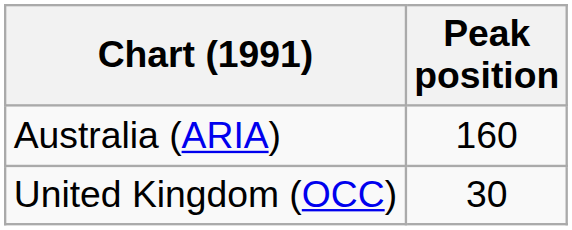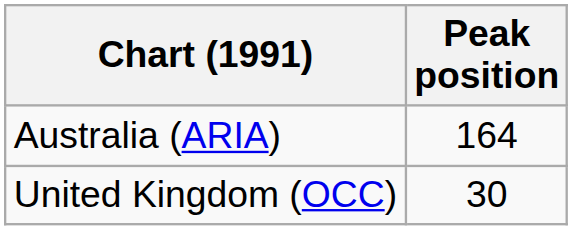(487, 135) 160 -> (487, 135) 164
